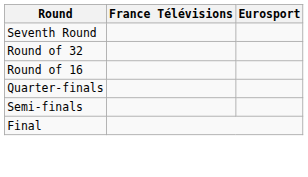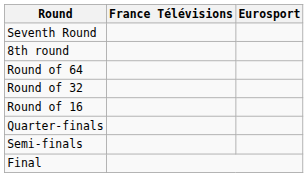+ row: (38, 51)
+ row: (45, 70)
